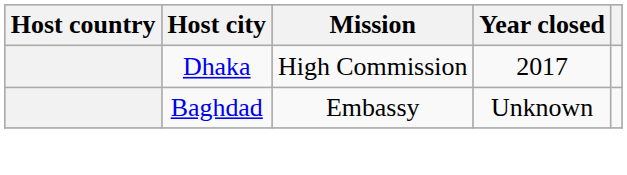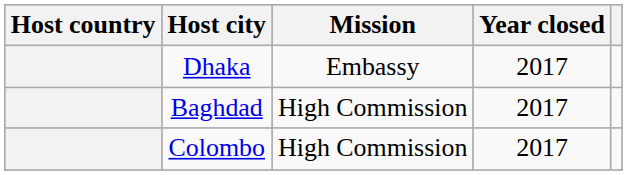(373, 66) High Commission -> (373, 66) Embassy
(373, 107) Embassy -> (373, 107) High Commission
(542, 107) Unknown -> (542, 107) 2017
+ row: (217, 148)
